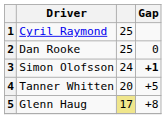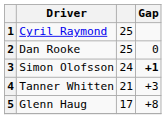(126, 86) 20 -> (126, 86) 21
(152, 86) +5 -> (152, 86) +3
(126, 105) khaki background -> (126, 105) no background
